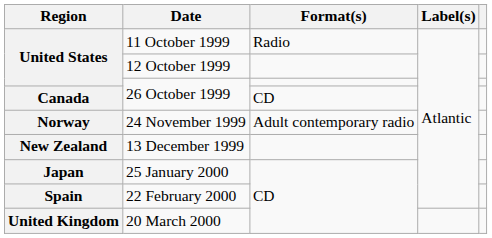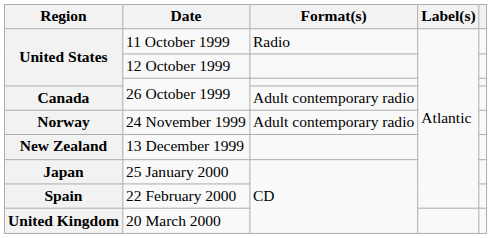(264, 97) CD -> (334, 97) Adult contemporary radio
